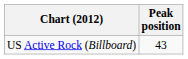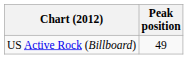(161, 44) 43 -> (161, 44) 49
